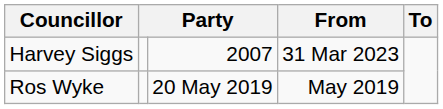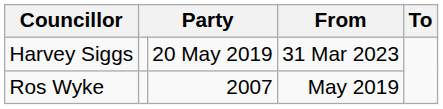(249, 53) 2007 -> (212, 53) 20 May 2019
(212, 86) 20 May 2019 -> (249, 86) 2007
